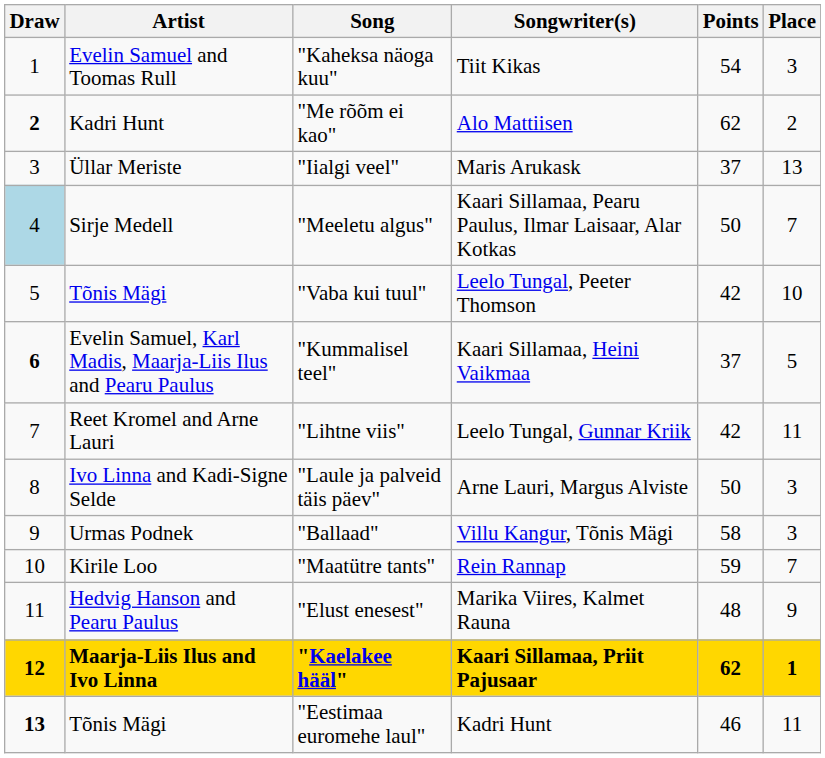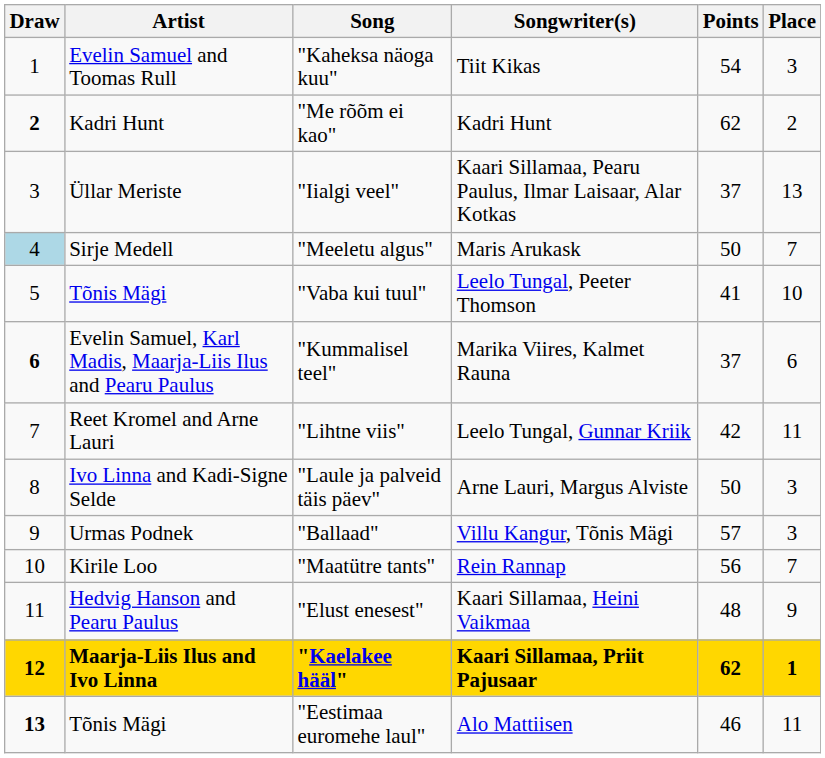(515, 122) Alo Mattiisen -> (504, 122) Kadri Hunt
(519, 168) Maris Arukask -> (569, 191) Kaari Sillamaa, Pearu Paulus, Ilmar Laisaar, Alar Kotkas
(569, 224) Kaari Sillamaa, Pearu Paulus, Ilmar Laisaar, Alar Kotkas -> (519, 248) Maris Arukask
(731, 293) 42 -> (731, 293) 41
(548, 362) Kaari Sillamaa, Heini Vaikmaa -> (551, 362) Marika Viires, Kalmet Rauna
(792, 362) 5 -> (792, 362) 6
(731, 532) 58 -> (731, 532) 57
(731, 565) 59 -> (731, 565) 56
(551, 610) Marika Viires, Kalmet Rauna -> (548, 610) Kaari Sillamaa, Heini Vaikmaa
(504, 724) Kadri Hunt -> (515, 724) Alo Mattiisen
